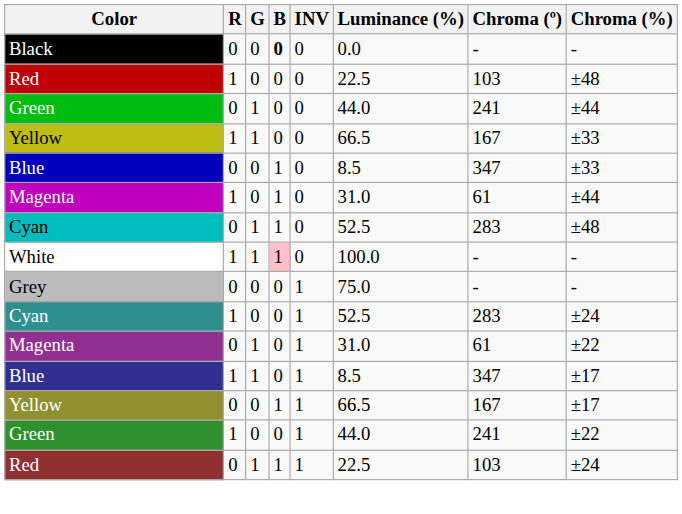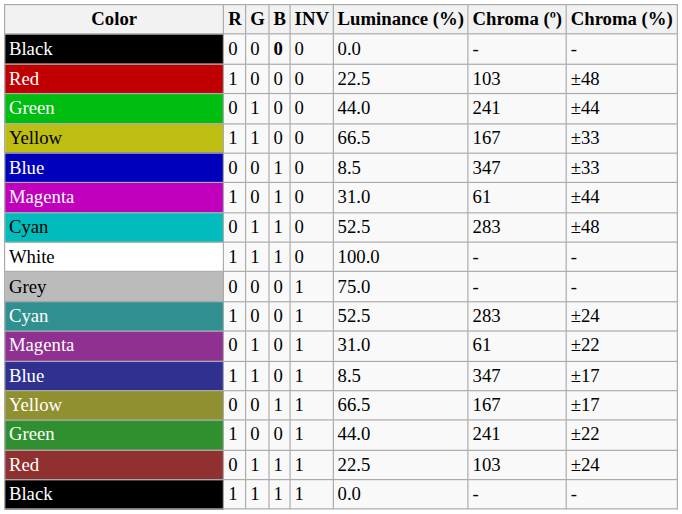(278, 256) pink background -> (278, 256) no background
+ row: (31, 494)
